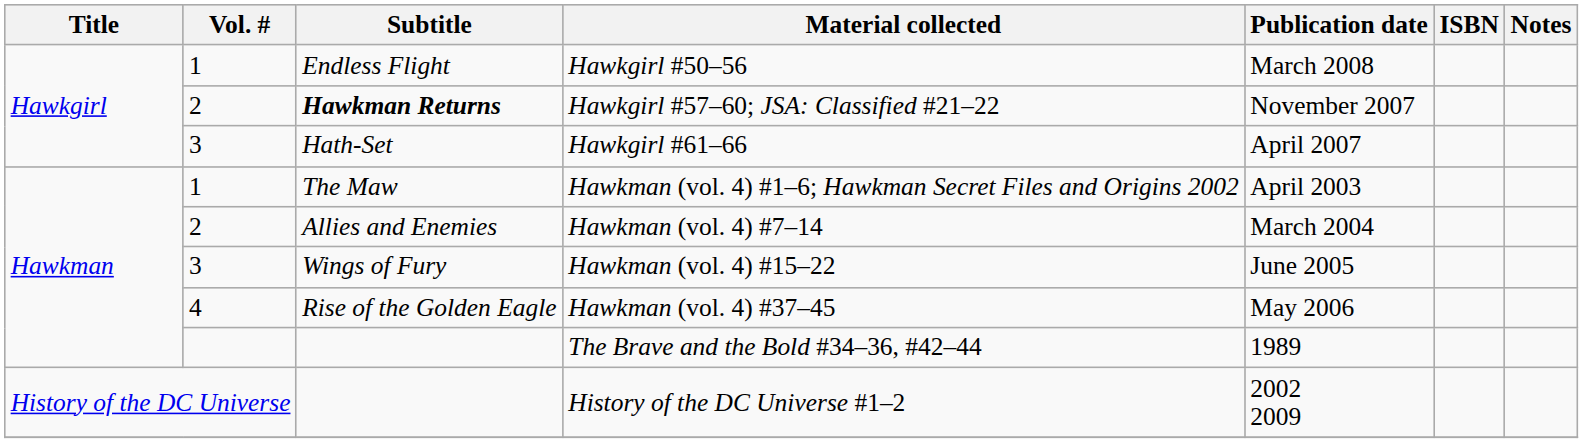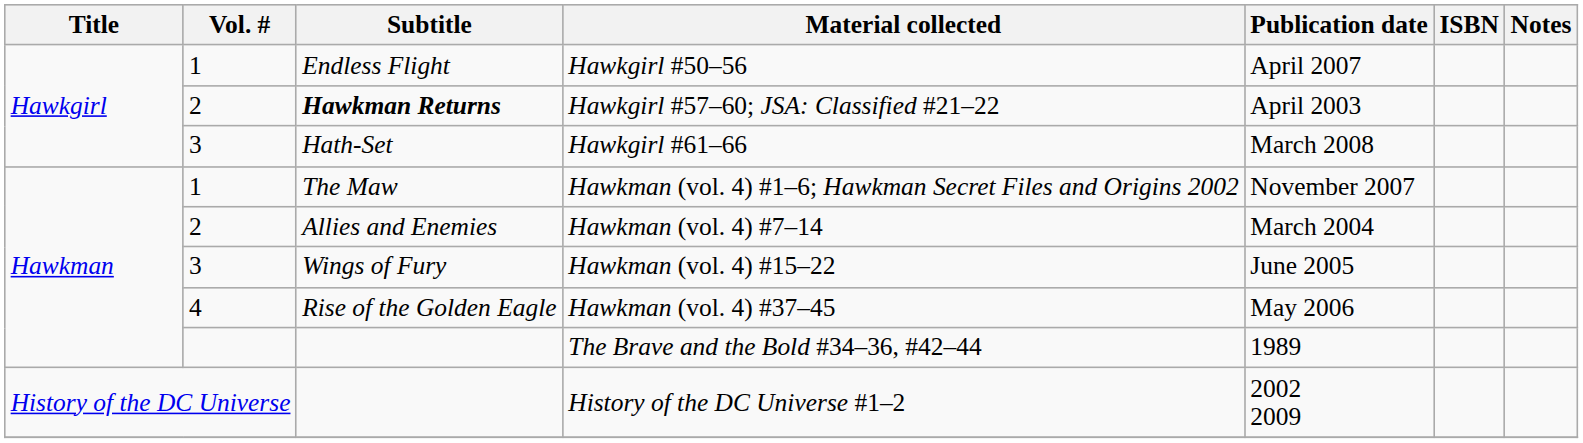(1312, 65) March 2008 -> (1306, 65) April 2007
(1333, 105) November 2007 -> (1306, 105) April 2003
(1306, 145) April 2007 -> (1312, 145) March 2008
(1306, 186) April 2003 -> (1333, 186) November 2007
